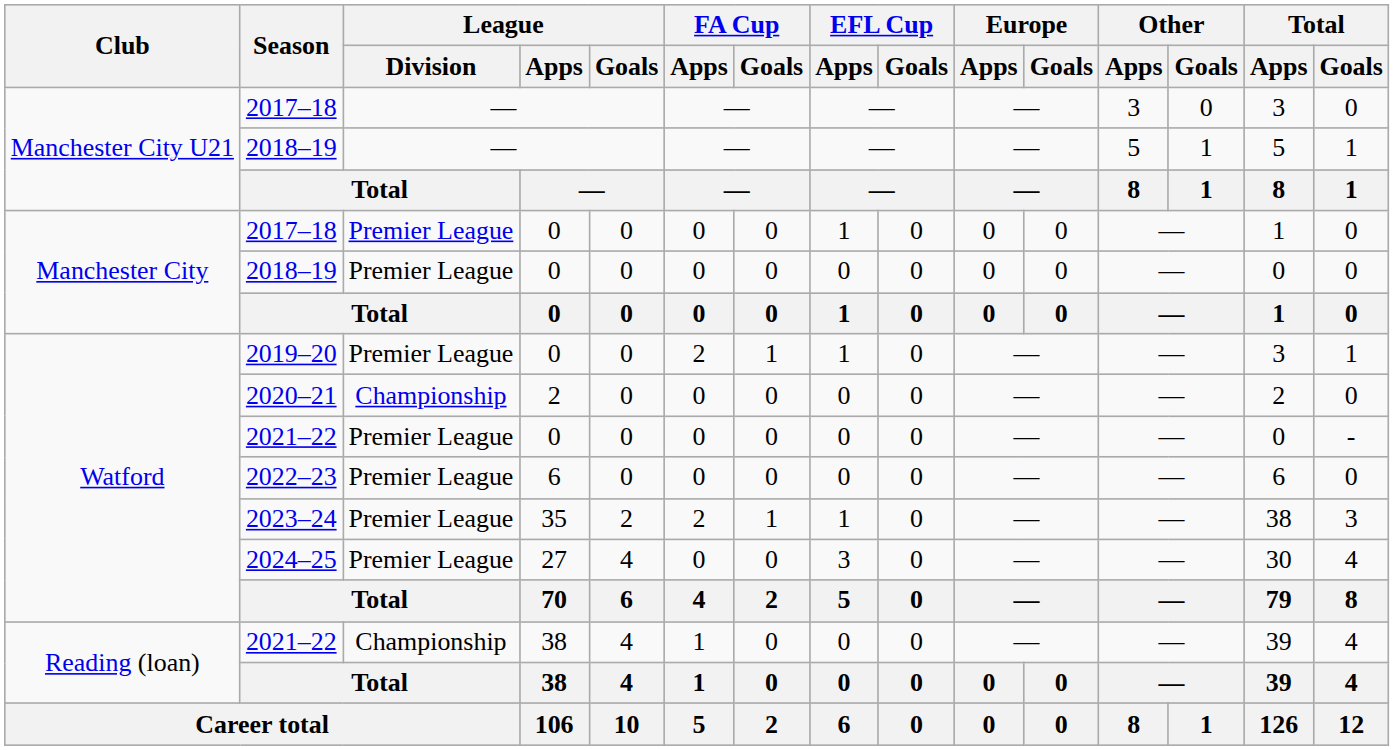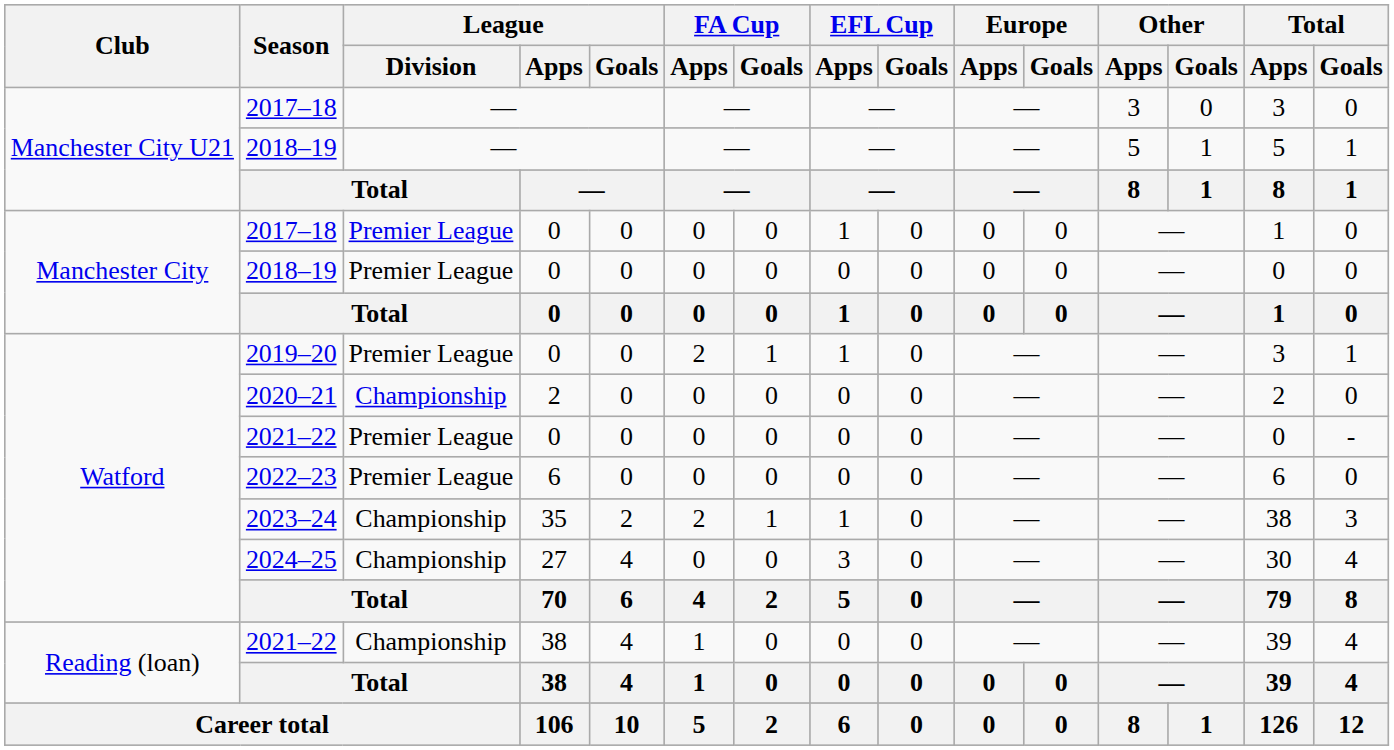(431, 518) Premier League -> (431, 518) Championship
(431, 559) Premier League -> (431, 559) Championship
